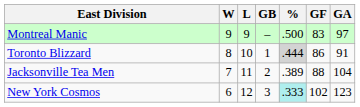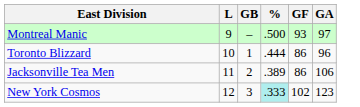- column: (229, 14)
(318, 33) 83 -> (300, 33) 93
(293, 53) lightgrey background -> (275, 53) no background
(342, 53) 91 -> (324, 53) 96
(318, 72) 88 -> (300, 72) 86
(342, 72) 104 -> (324, 72) 106
